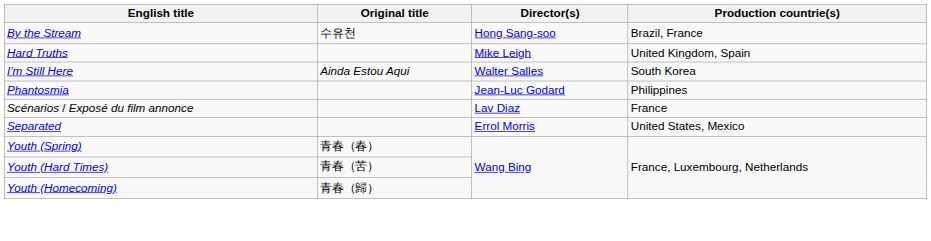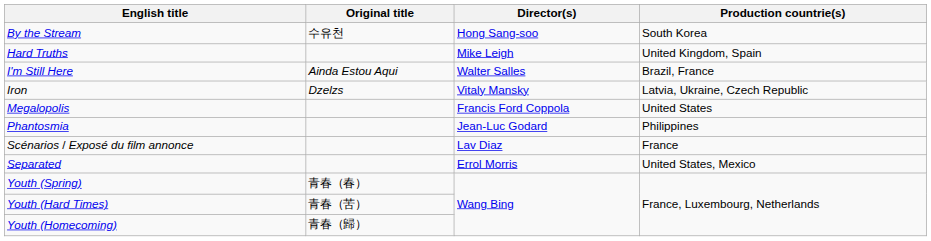(667, 33) Brazil, France -> (674, 33) South Korea
(663, 71) South Korea -> (678, 71) Brazil, France
+ row: (17, 90)
+ row: (38, 108)
